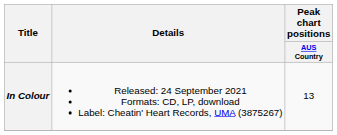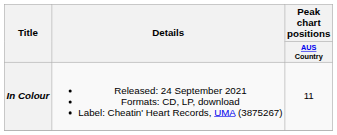(309, 96) 13 -> (309, 96) 11
